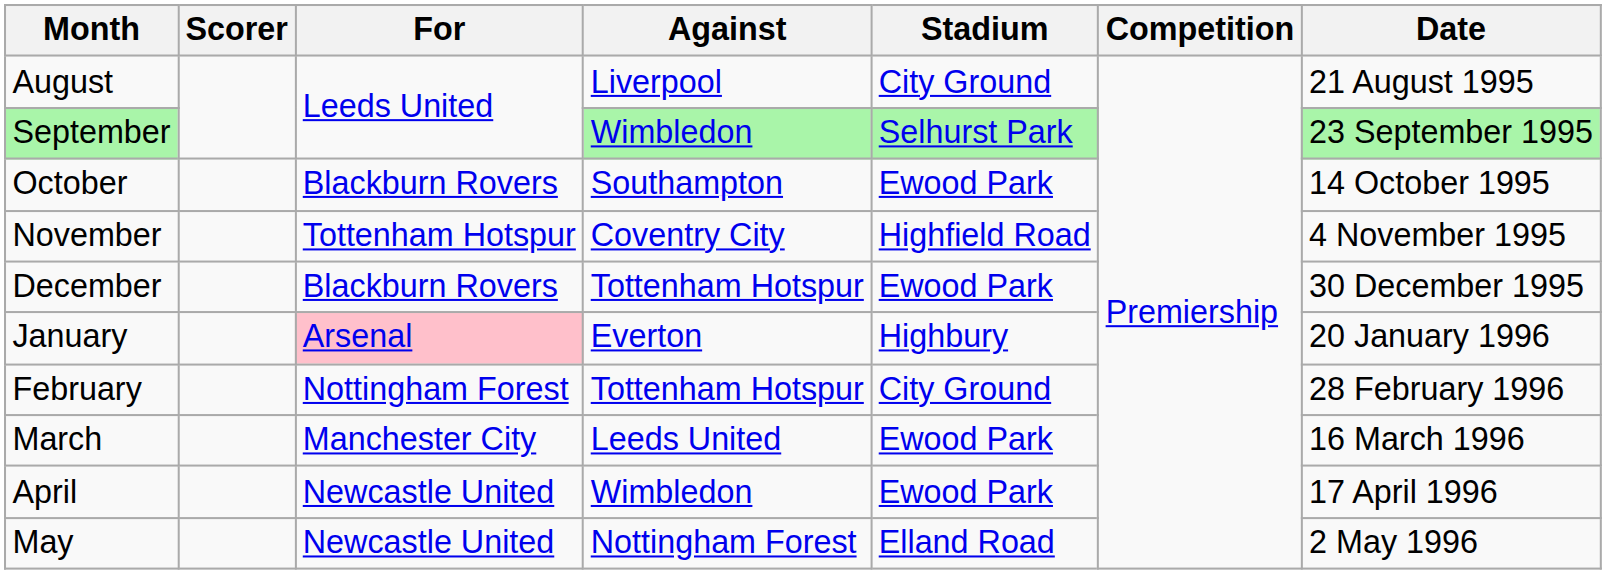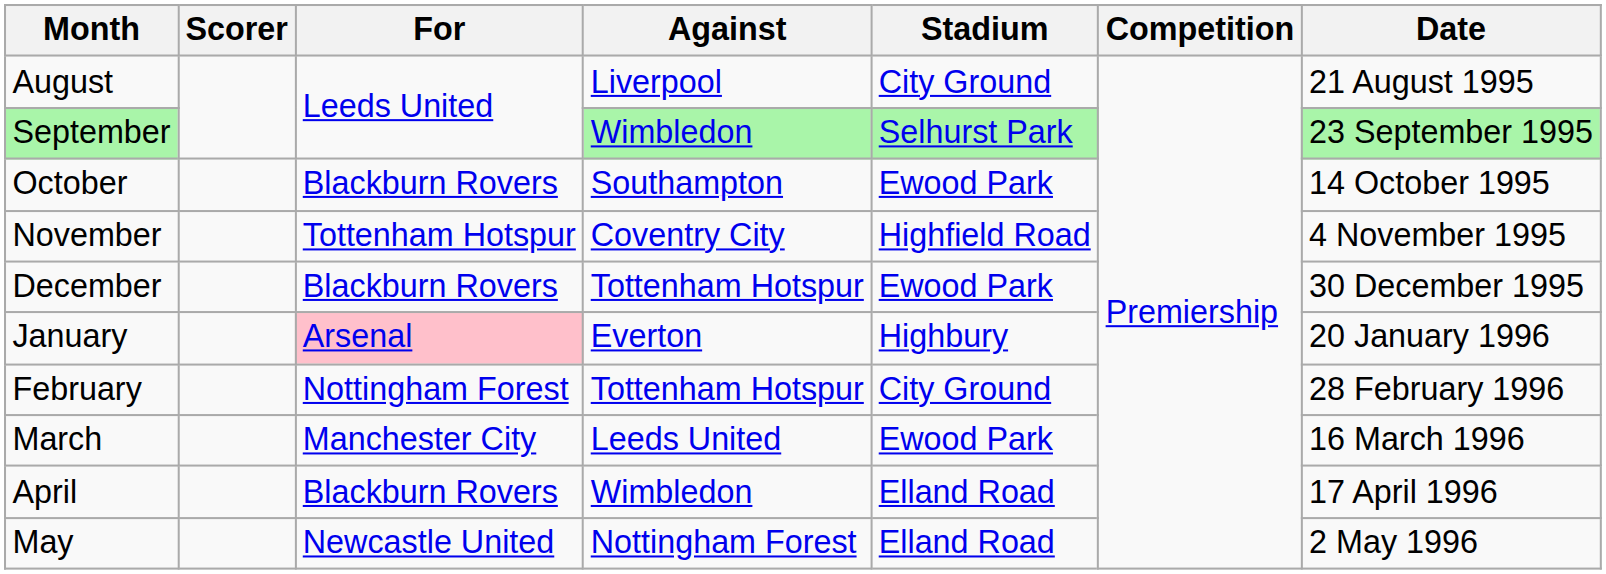(429, 491) Newcastle United -> (430, 491) Blackburn Rovers
(966, 491) Ewood Park -> (967, 491) Elland Road
